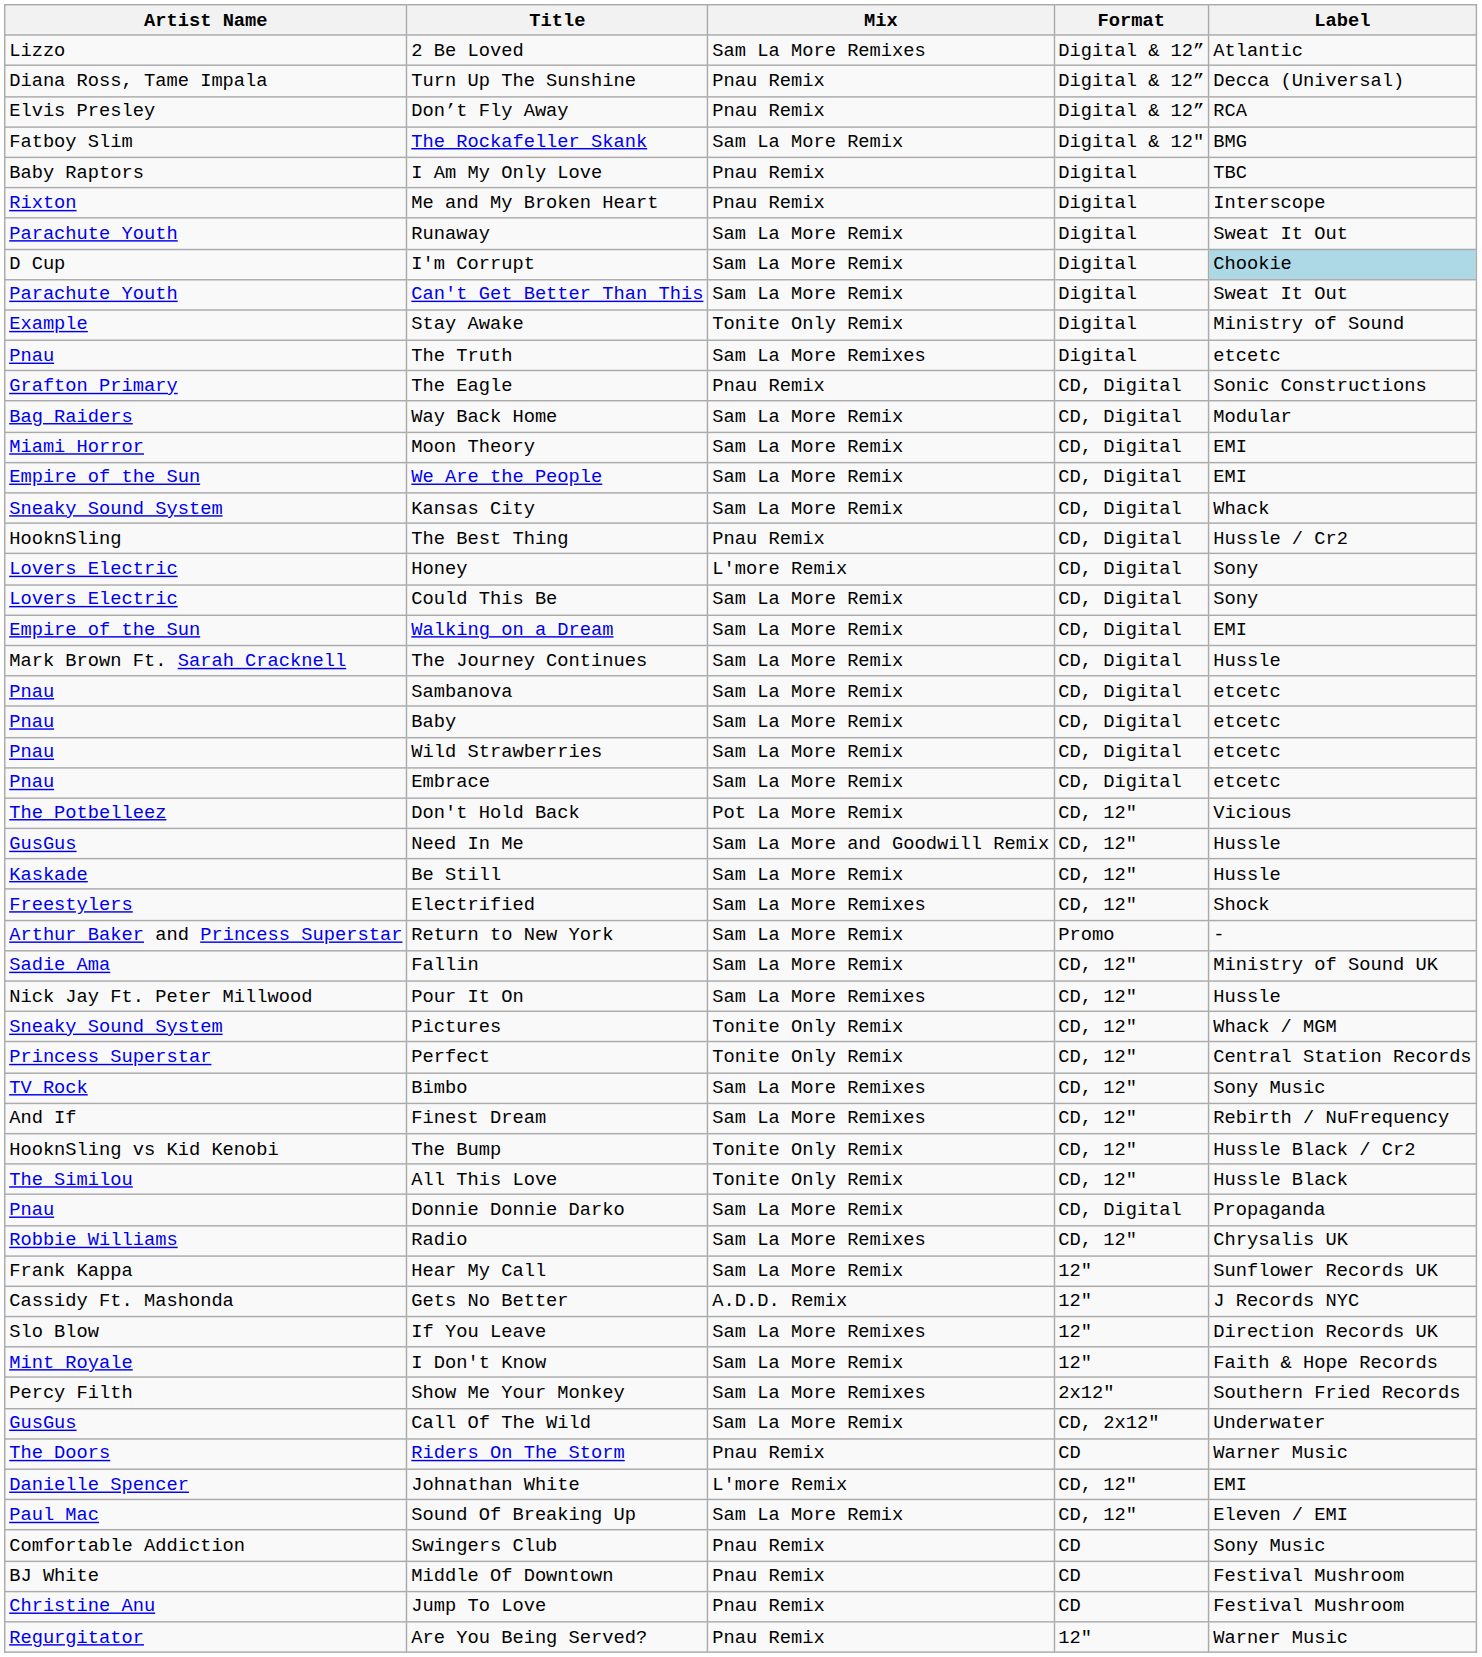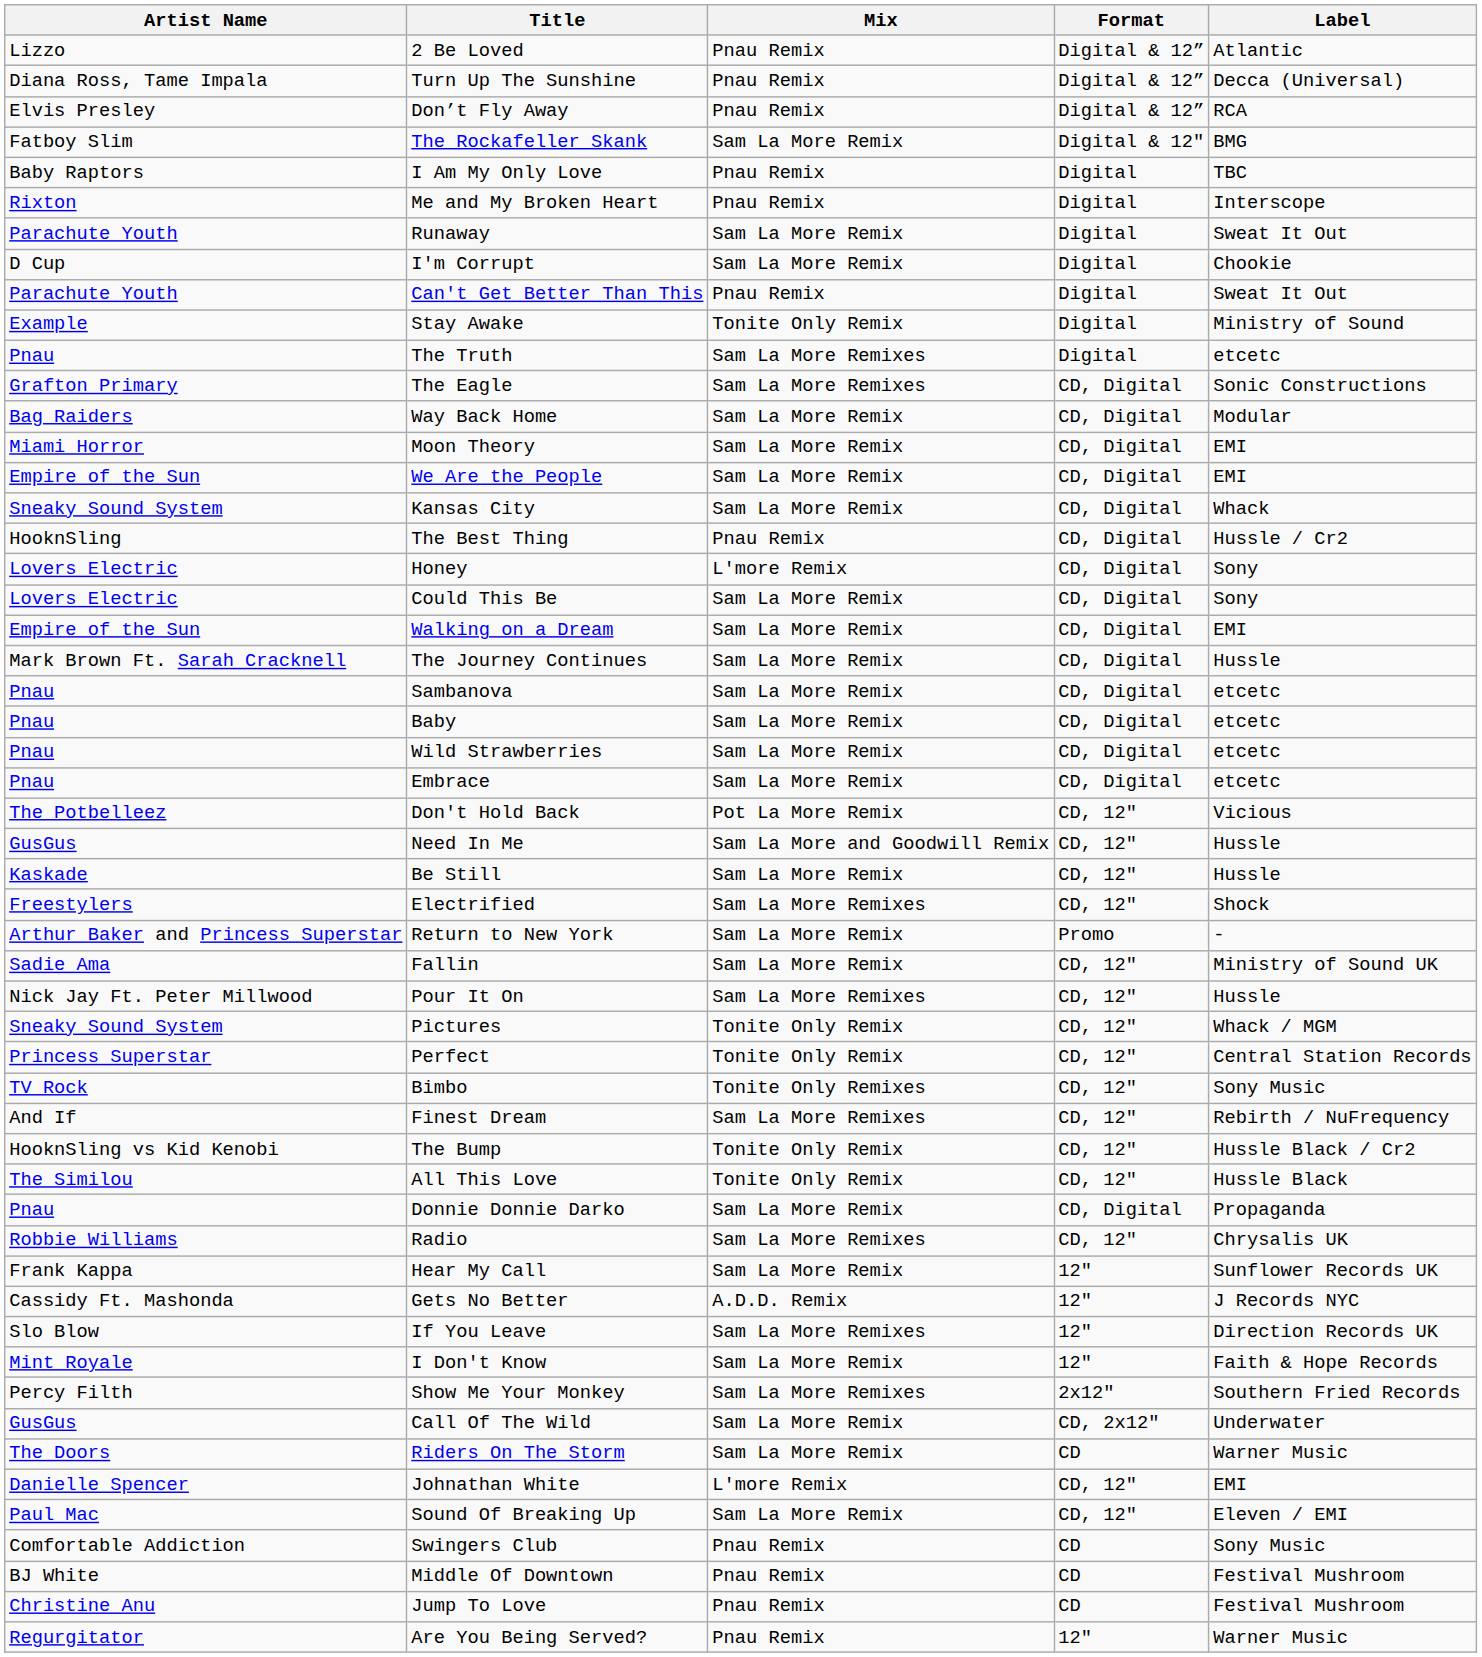(819, 50) Sam La More Remixes -> (768, 50) Pnau Remix
(1253, 264) lightblue background -> (1253, 264) no background
(808, 295) Sam La More Remix -> (768, 295) Pnau Remix
(768, 386) Pnau Remix -> (819, 386) Sam La More Remixes
(819, 1088) Sam La More Remixes -> (819, 1088) Tonite Only Remixes
(768, 1454) Pnau Remix -> (808, 1454) Sam La More Remix
